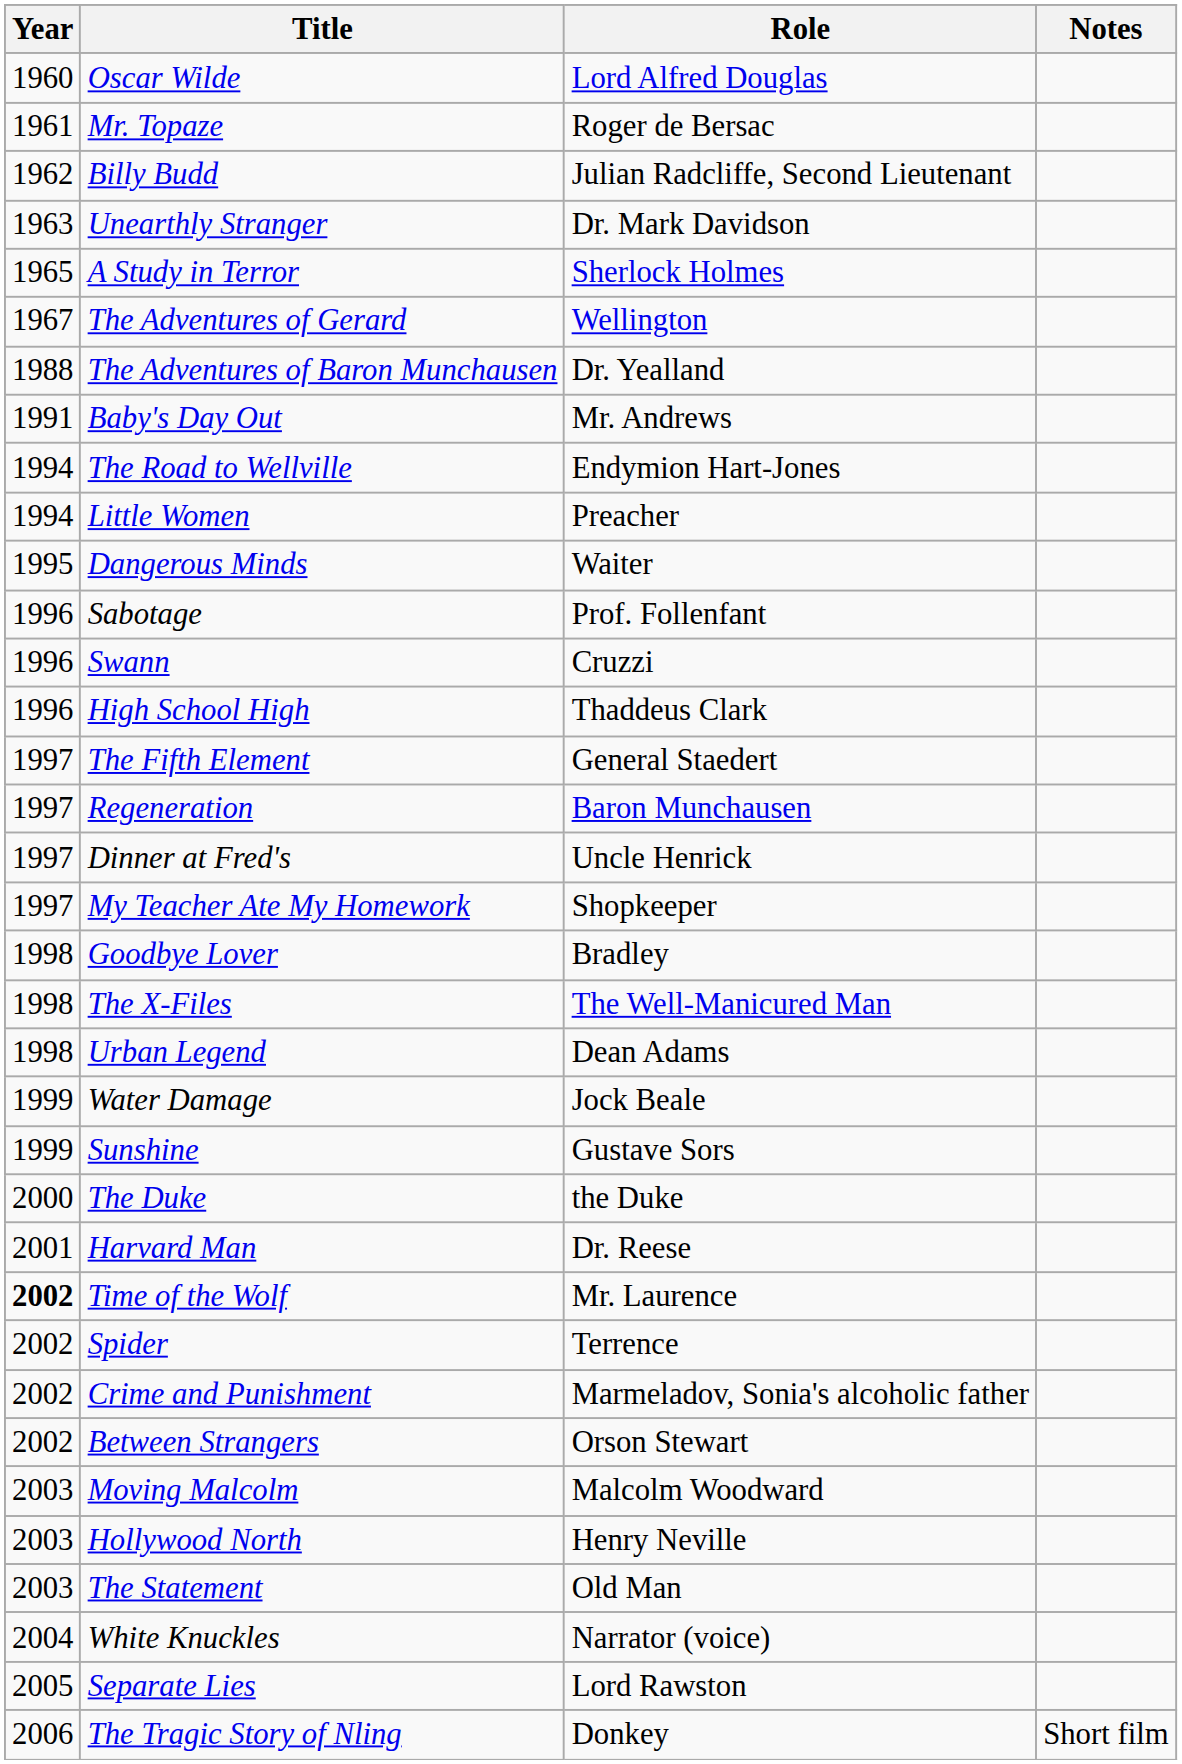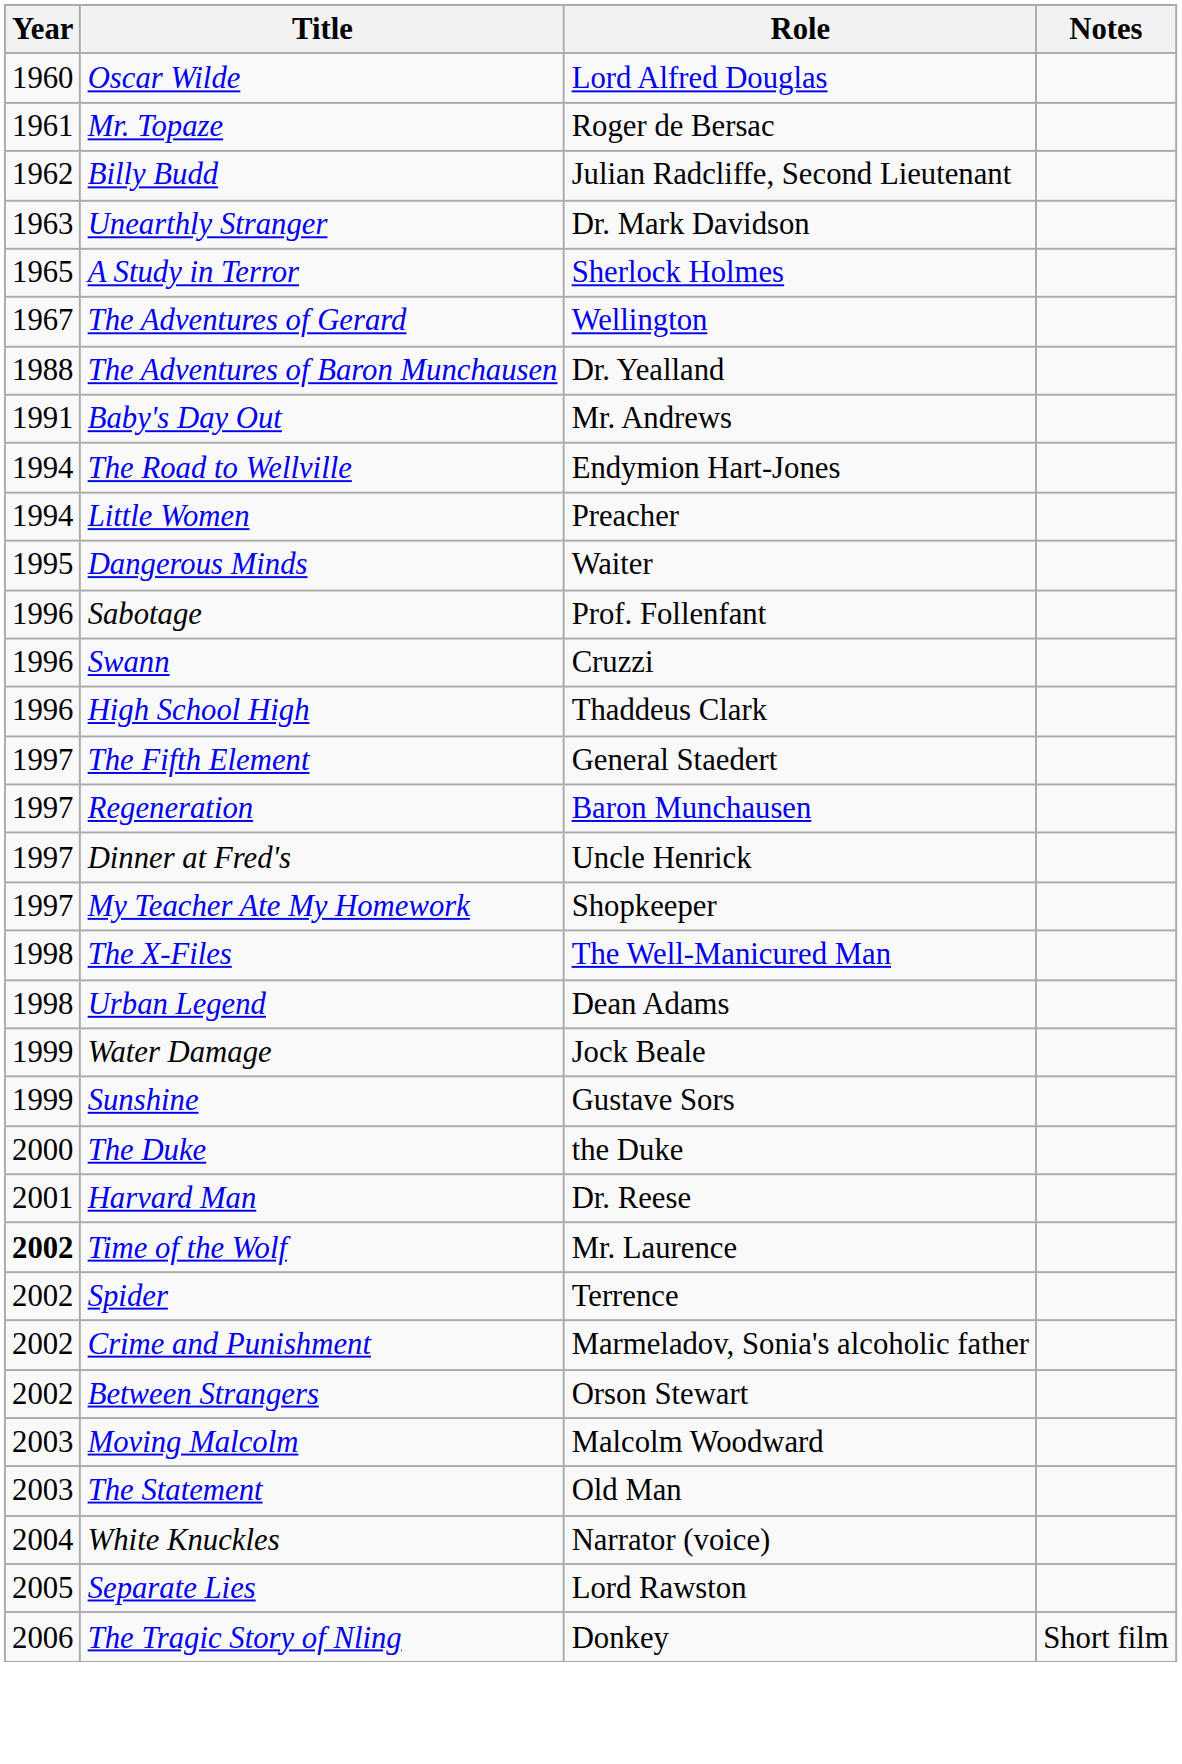- row: (183, 954)
- row: (195, 1539)
